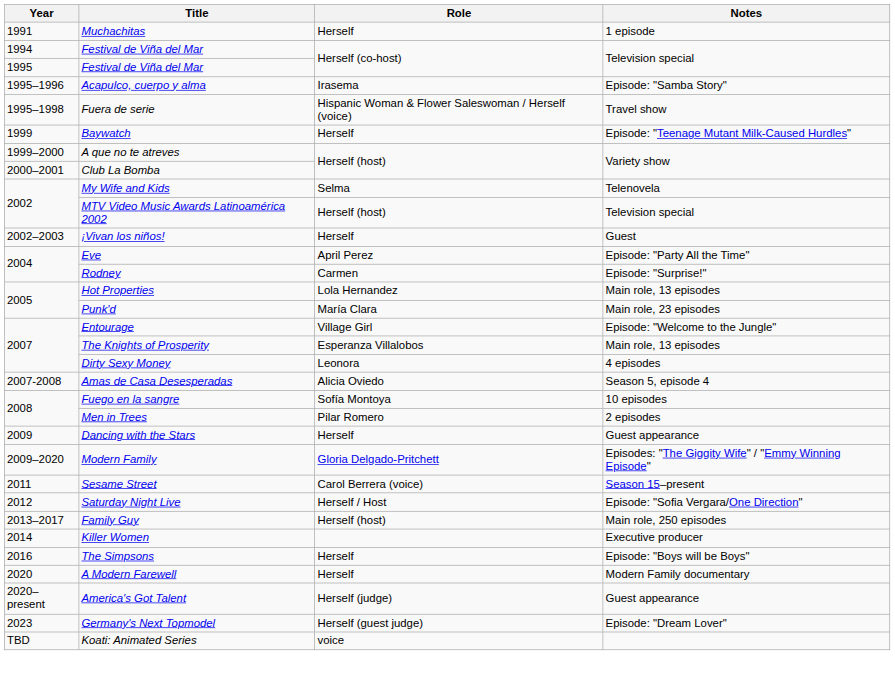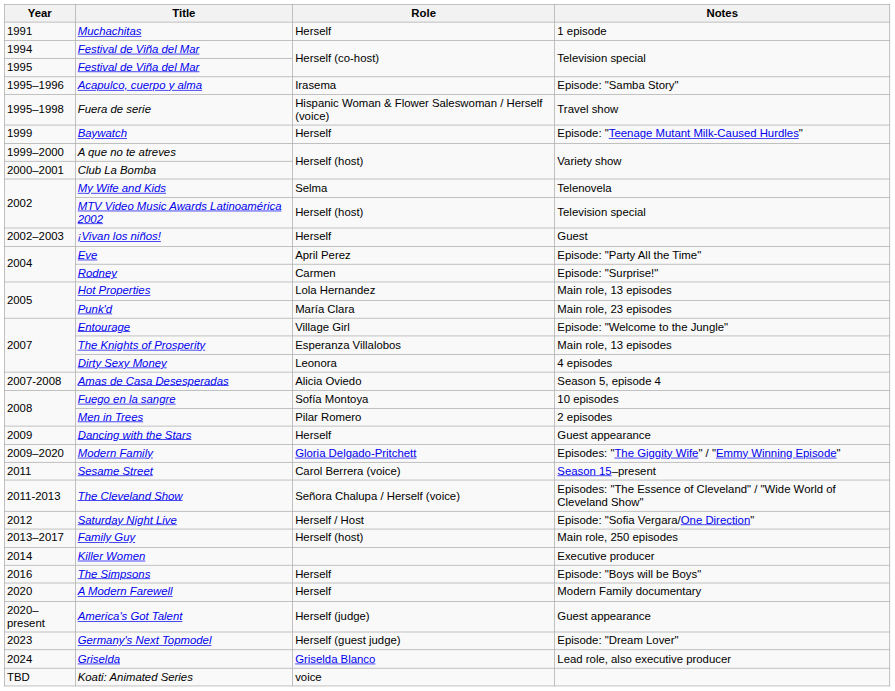+ row: (34, 495)
+ row: (20, 659)
